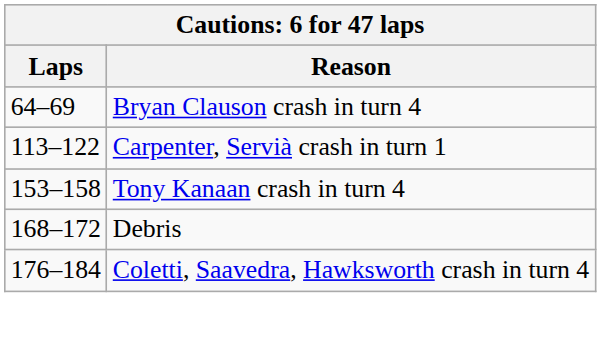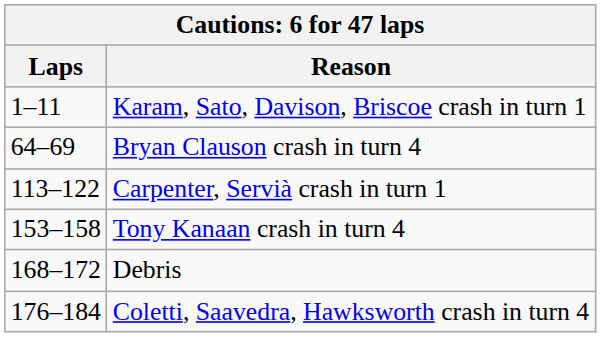+ row: (350, 106)
